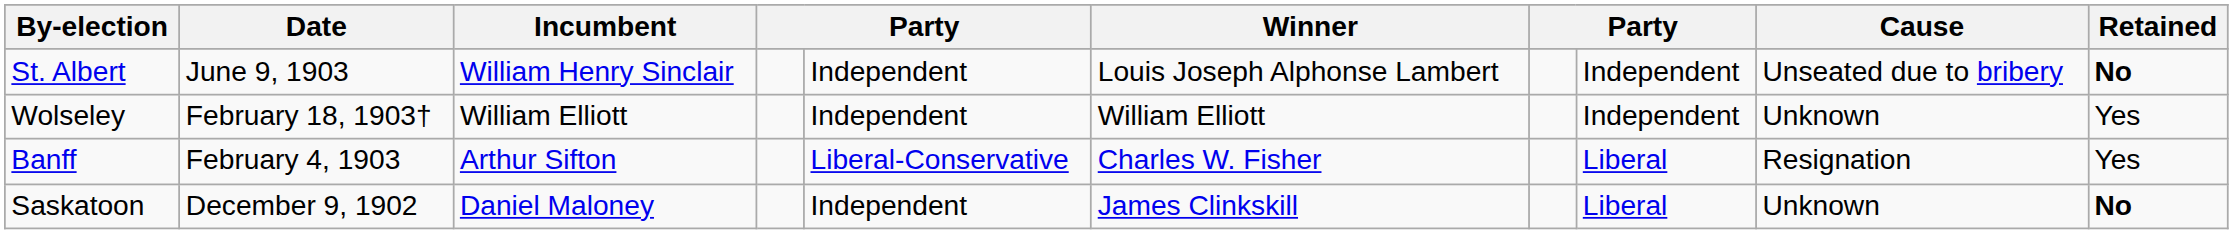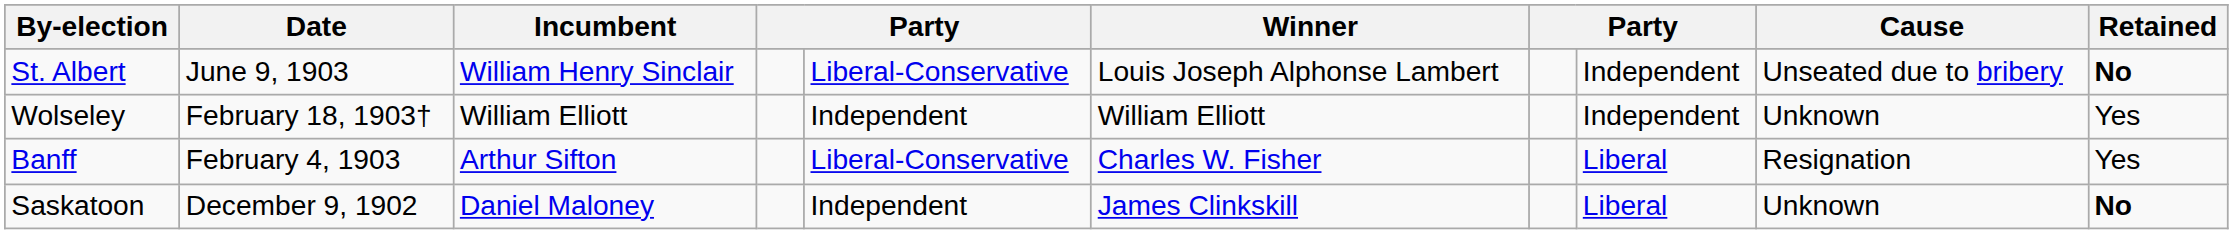(889, 71) Independent -> (940, 71) Liberal-Conservative
